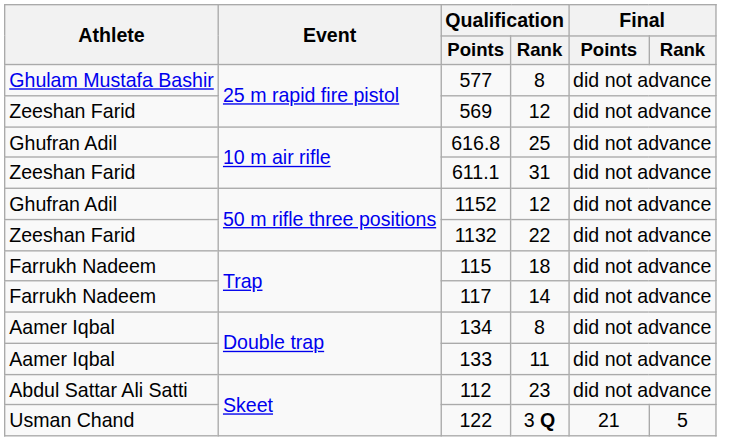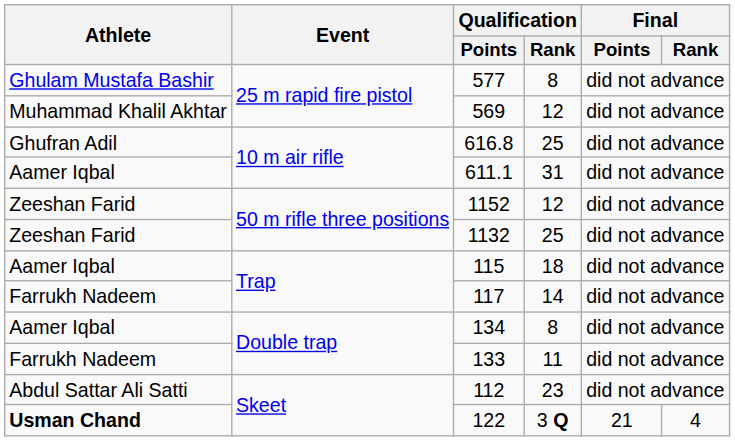(72, 112) Zeeshan Farid -> (118, 112) Muhammad Khalil Akhtar
(72, 173) Zeeshan Farid -> (62, 173) Aamer Iqbal
(63, 204) Ghufran Adil -> (72, 204) Zeeshan Farid
(540, 235) 22 -> (553, 235) 25
(83, 266) Farrukh Nadeem -> (62, 266) Aamer Iqbal
(62, 359) Aamer Iqbal -> (83, 359) Farrukh Nadeem
(72, 421) normal -> (75, 421) bold
(683, 421) 5 -> (696, 421) 4
